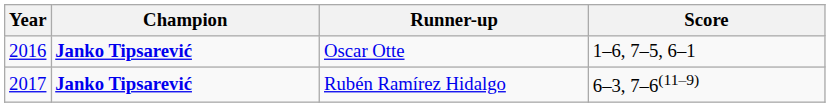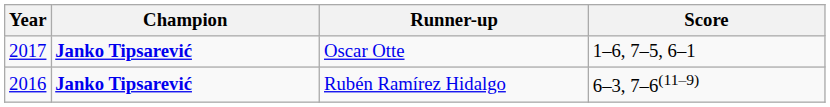(28, 51) 2016 -> (28, 51) 2017
(28, 84) 2017 -> (28, 84) 2016
